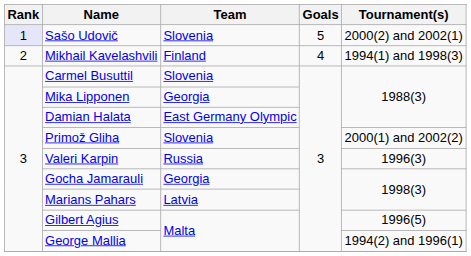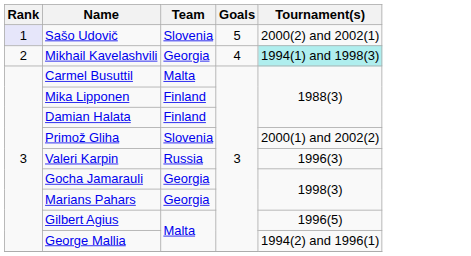(185, 55) Finland -> (186, 55) Georgia
(404, 55) no background -> (320, 55) paleturquoise background
(188, 76) Slovenia -> (179, 76) Malta
(186, 96) Georgia -> (185, 96) Finland
(230, 117) East Germany Olympic -> (185, 117) Finland
(181, 199) Latvia -> (186, 199) Georgia
